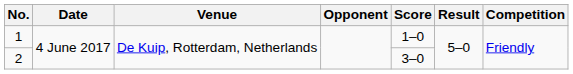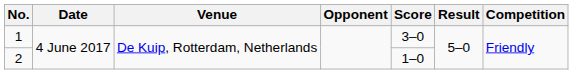(413, 36) 1–0 -> (413, 36) 3–0
(413, 58) 3–0 -> (413, 58) 1–0
